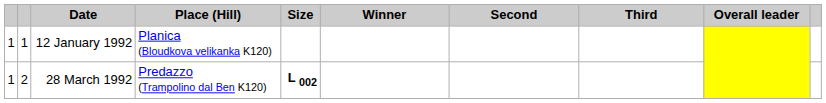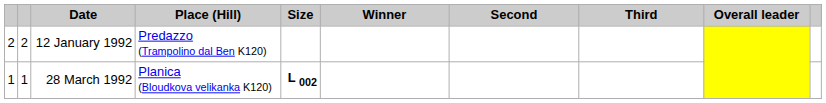(11, 43) 1 -> (11, 43) 2
(24, 43) 1 -> (24, 43) 2
(205, 43) Planica (Bloudkova velikanka K120) -> (202, 43) Predazzo (Trampolino dal Ben K120)
(24, 79) 2 -> (24, 79) 1
(202, 79) Predazzo (Trampolino dal Ben K120) -> (205, 79) Planica (Bloudkova velikanka K120)
